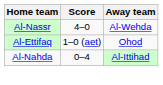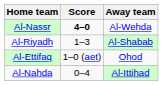(82, 27) normal -> (82, 27) bold
+ row: (32, 42)
